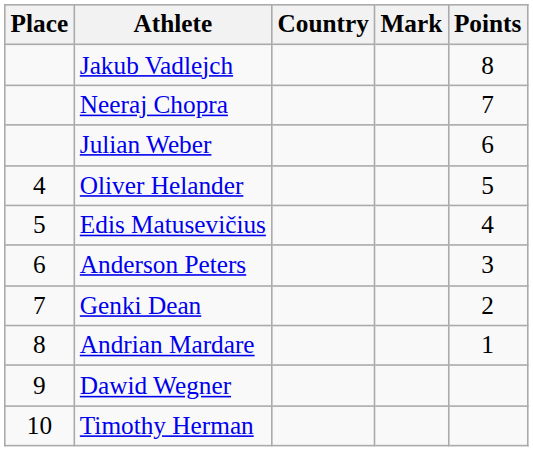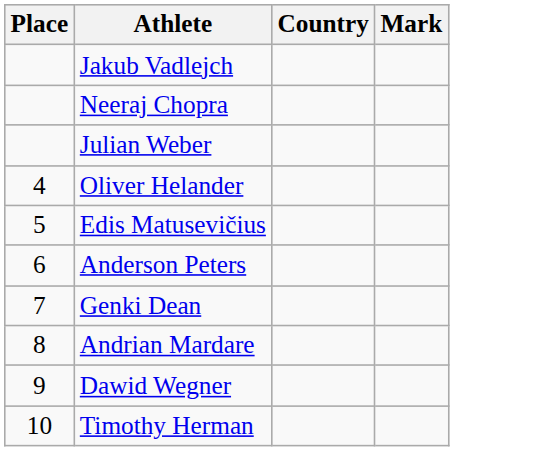- column: (488, 24)
